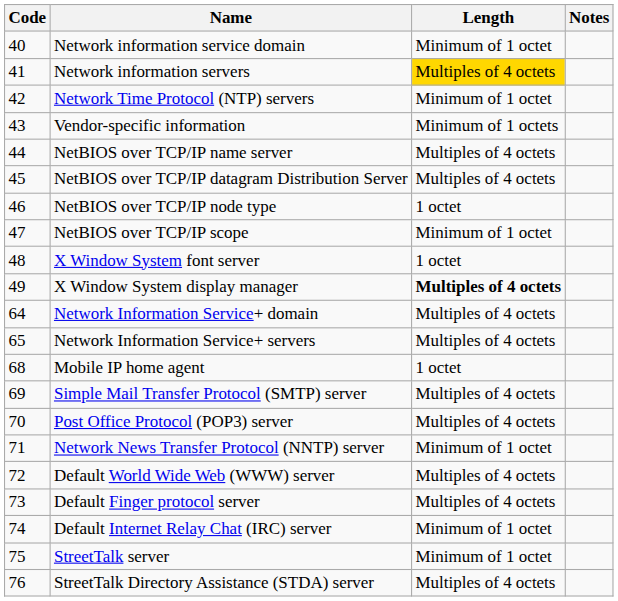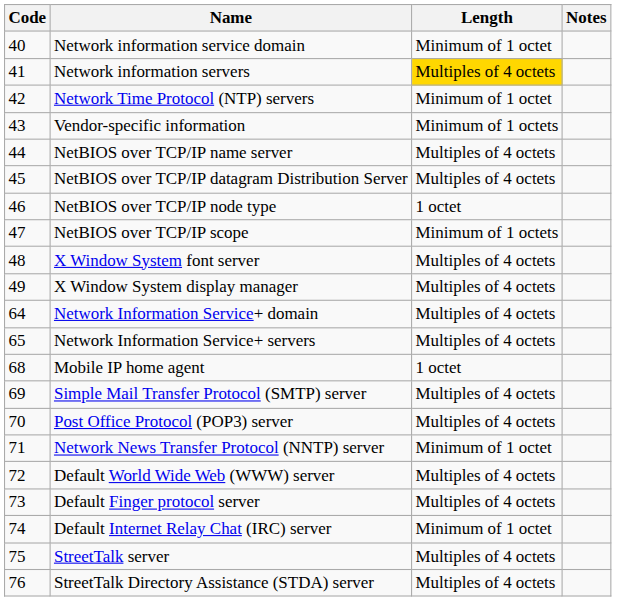(484, 233) Minimum of 1 octet -> (487, 233) Minimum of 1 octets
(438, 260) 1 octet -> (485, 260) Multiples of 4 octets
(488, 286) bold -> (485, 286) normal
(484, 555) Minimum of 1 octet -> (485, 555) Multiples of 4 octets
